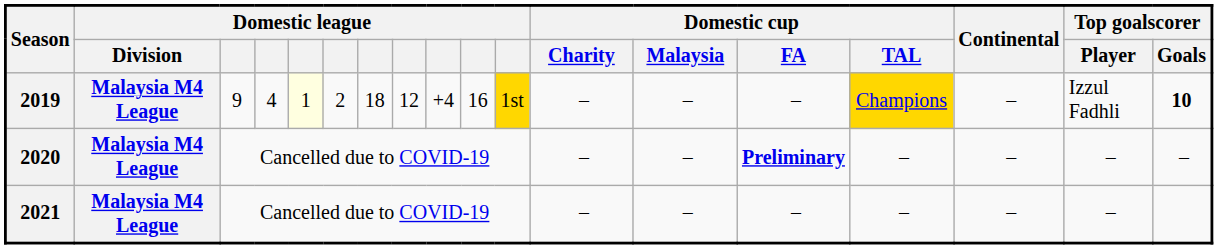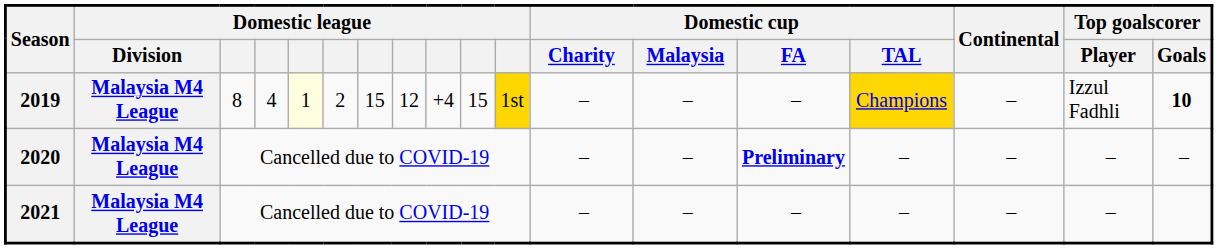(237, 100) 9 -> (237, 100) 8
(375, 100) 18 -> (375, 100) 15
(478, 100) 16 -> (478, 100) 15
